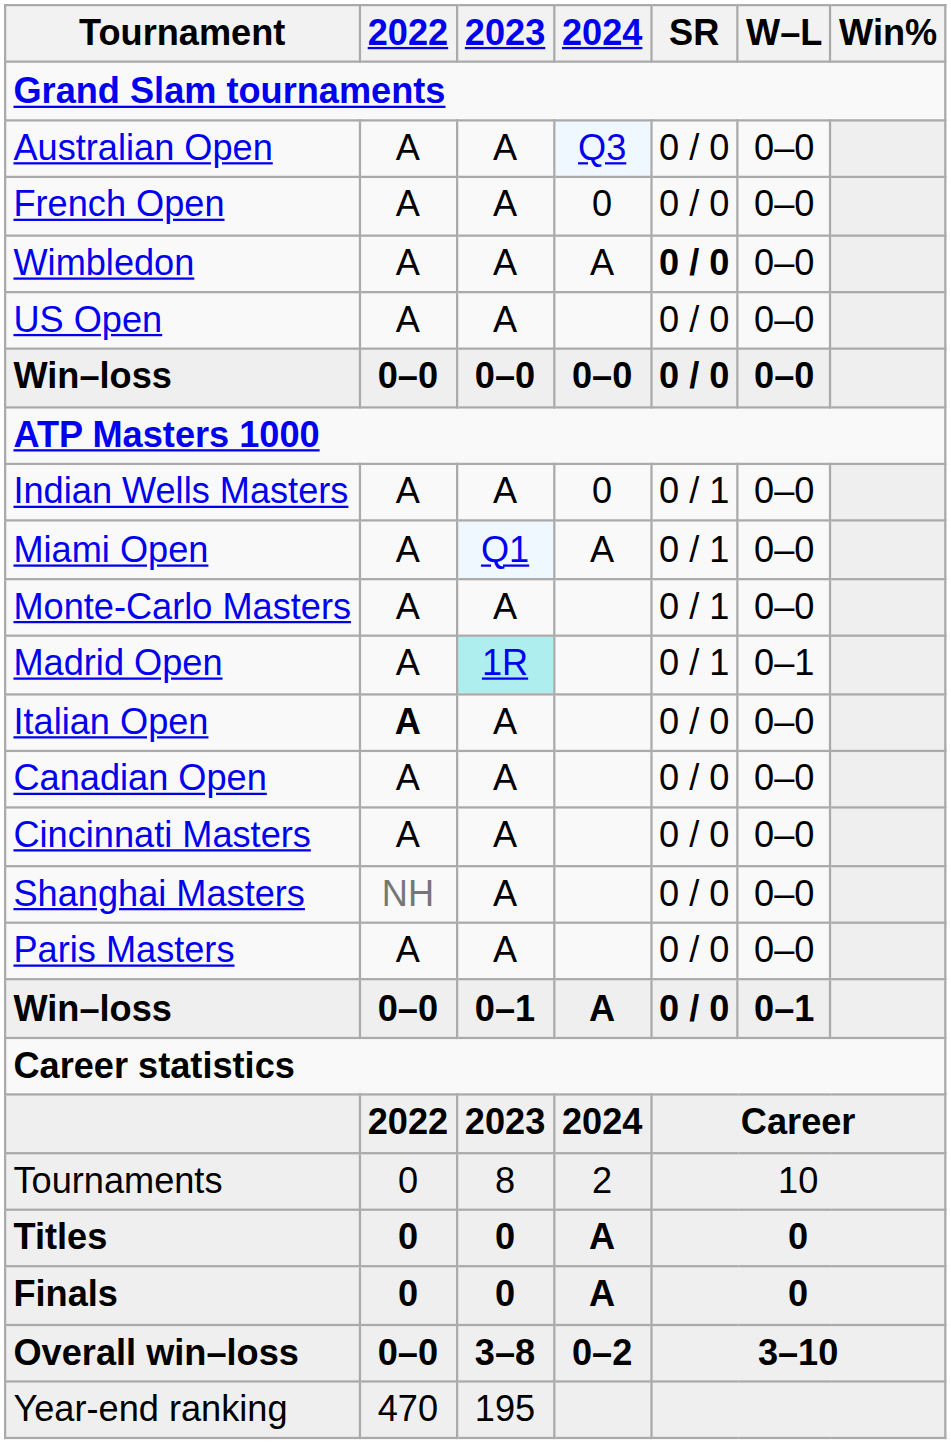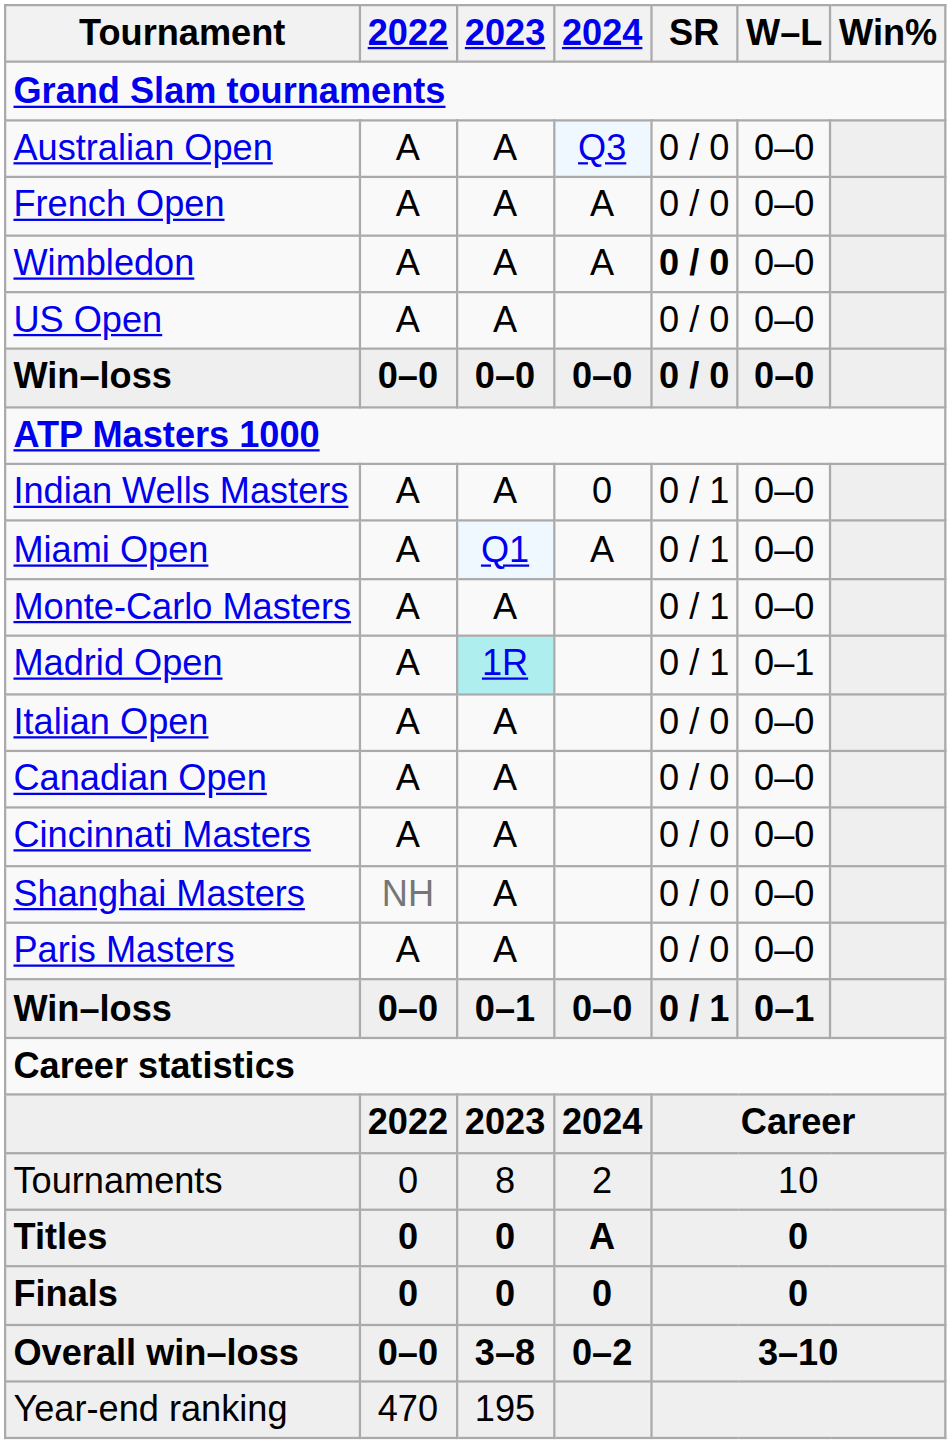(602, 205) 0 -> (602, 205) A
(408, 721) bold -> (408, 721) normal
(602, 1008) A -> (602, 1008) 0–0
(694, 1008) 0 / 0 -> (694, 1008) 0 / 1
(602, 1294) A -> (602, 1294) 0
